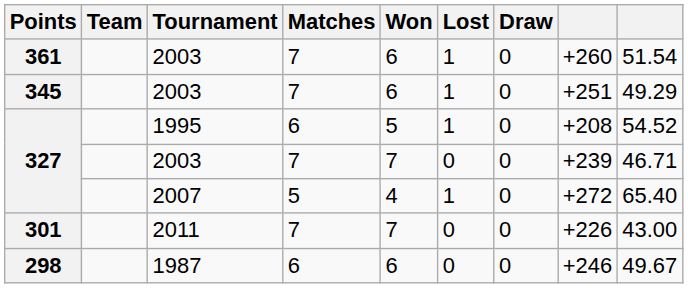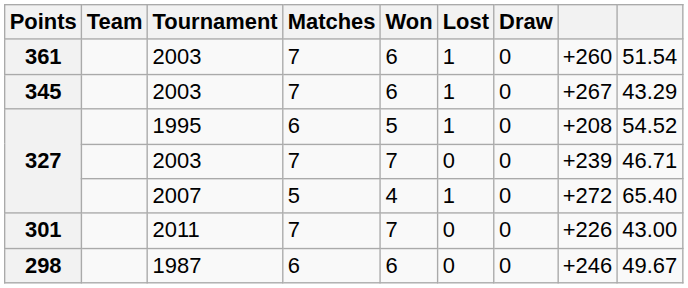(587, 91) +251 -> (587, 91) +267
(650, 91) 49.29 -> (650, 91) 43.29
